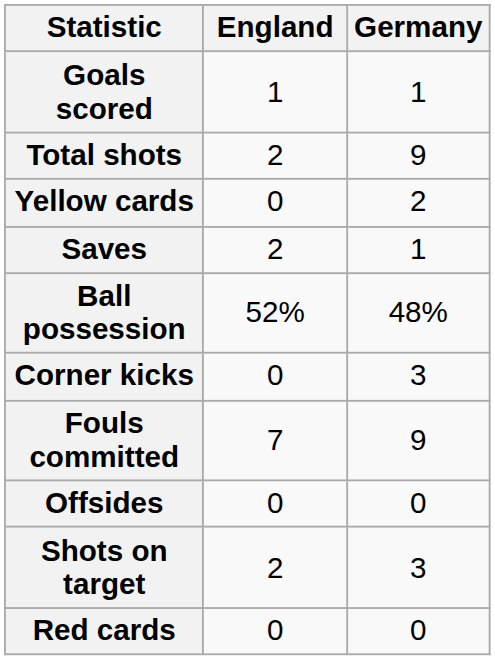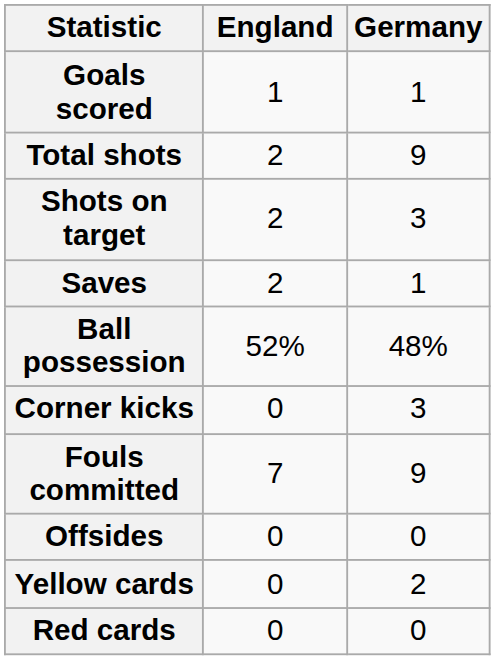rows swapped: (104, 567) <-> (104, 202)
